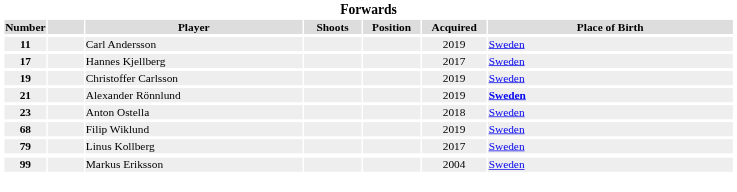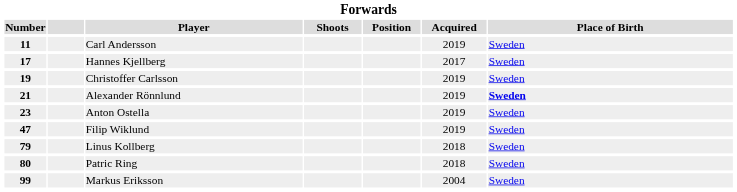(454, 112) 2018 -> (454, 112) 2019
(25, 129) 68 -> (25, 129) 47
(454, 146) 2017 -> (454, 146) 2018
+ row: (111, 163)
